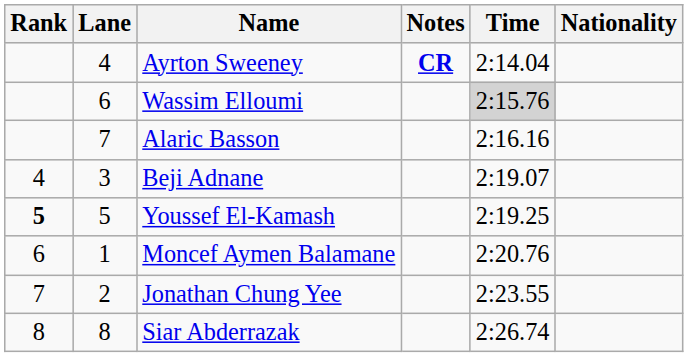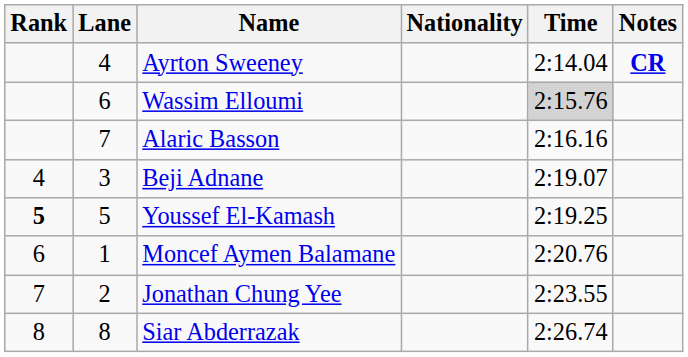columns swapped: (619, 23) <-> (436, 23)
